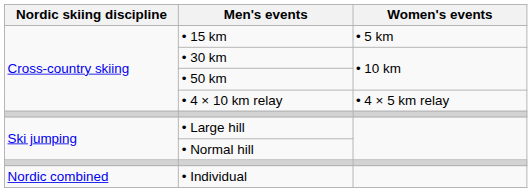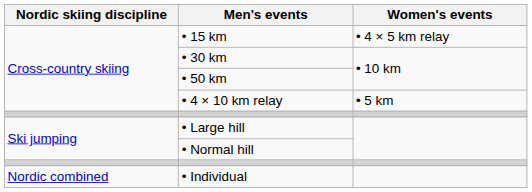(375, 36) • 5 km -> (403, 36) • 4 × 5 km relay
(403, 100) • 4 × 5 km relay -> (375, 100) • 5 km
